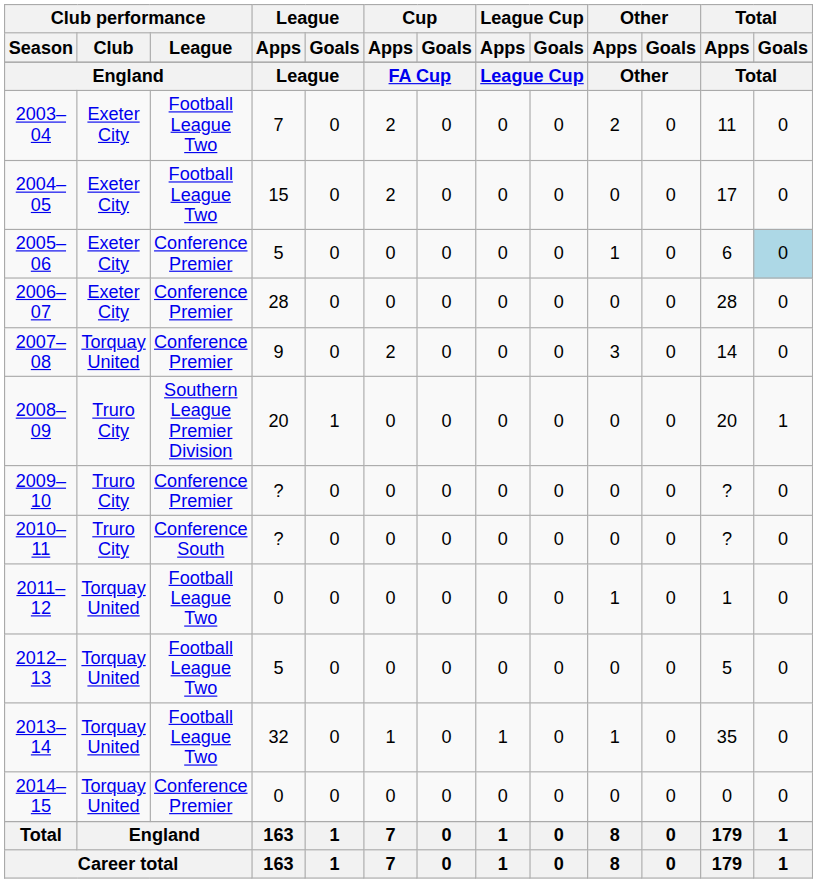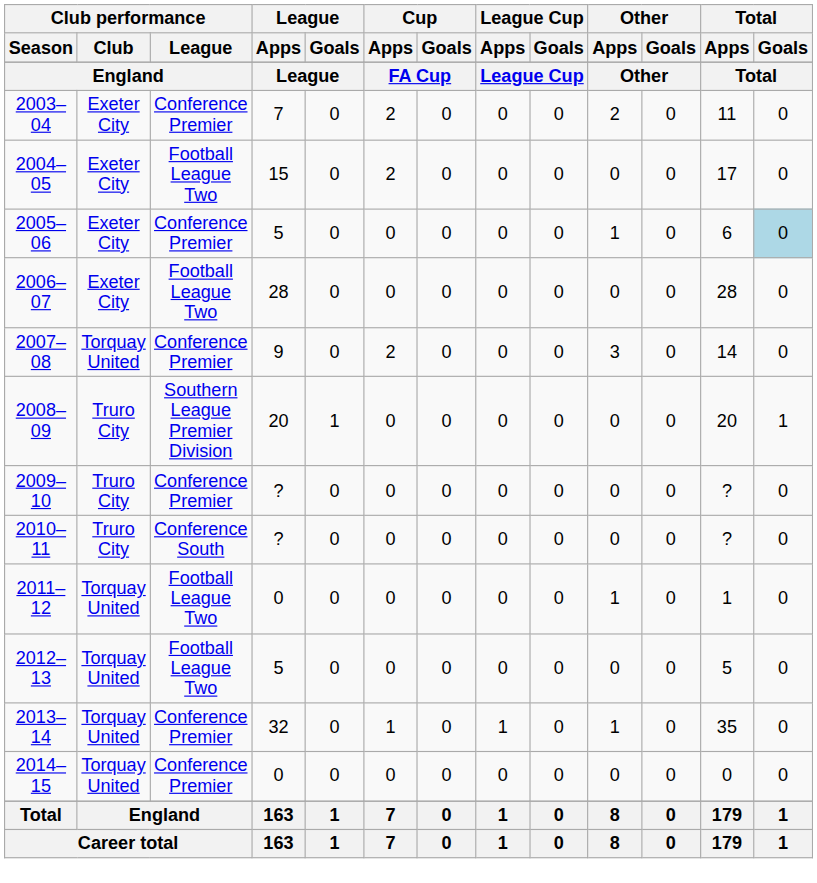(201, 125) Football League Two -> (201, 115) Conference Premier
(201, 302) Conference Premier -> (201, 292) Football League Two
(201, 737) Football League Two -> (201, 727) Conference Premier
